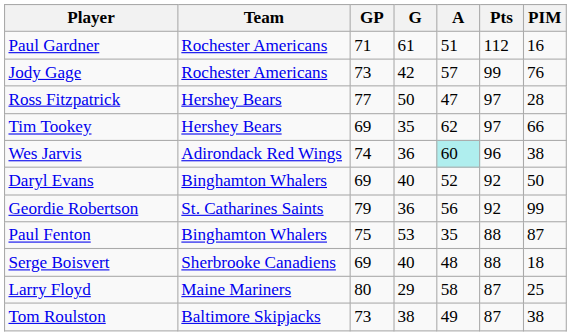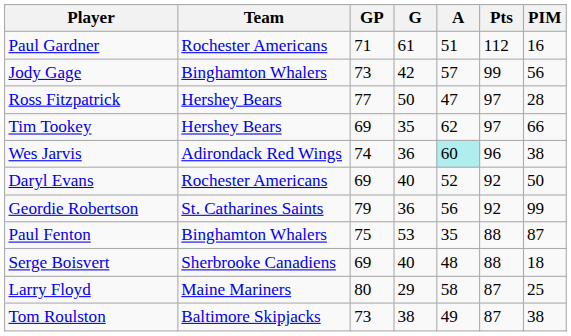(254, 72) Rochester Americans -> (254, 72) Binghamton Whalers
(536, 72) 76 -> (536, 72) 56
(254, 180) Binghamton Whalers -> (254, 180) Rochester Americans
